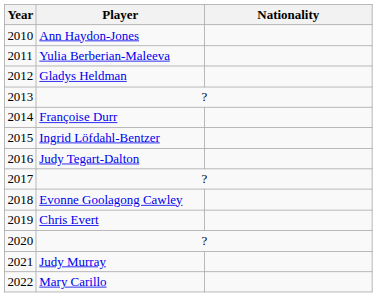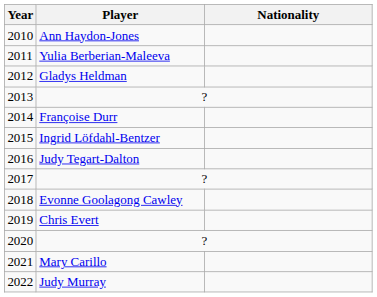(73, 261) Judy Murray -> (73, 261) Mary Carillo
(73, 281) Mary Carillo -> (73, 281) Judy Murray
